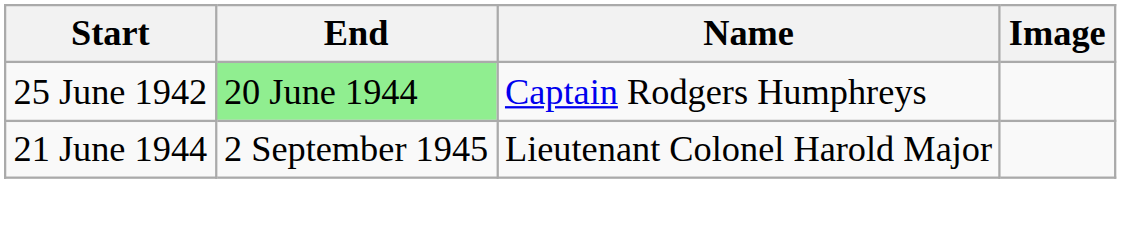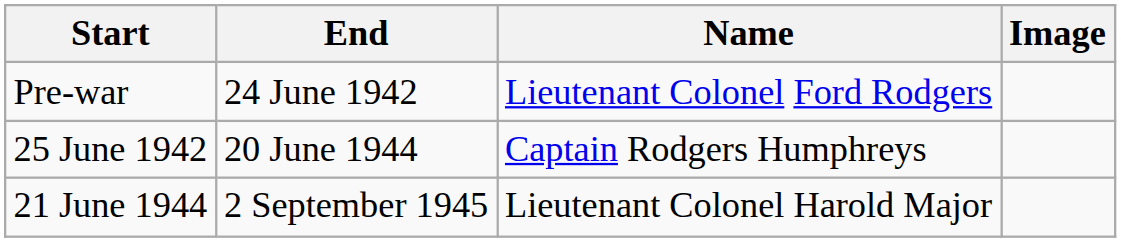+ row: (71, 90)
(321, 90) lightgreen background -> (321, 148) no background
